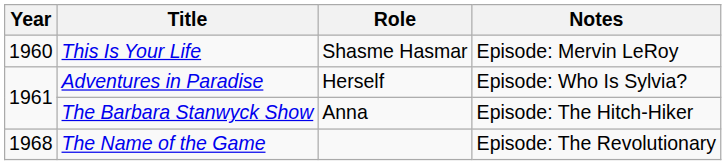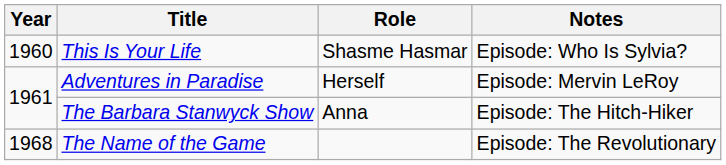(578, 50) Episode: Mervin LeRoy -> (582, 50) Episode: Who Is Sylvia?
(582, 81) Episode: Who Is Sylvia? -> (578, 81) Episode: Mervin LeRoy
